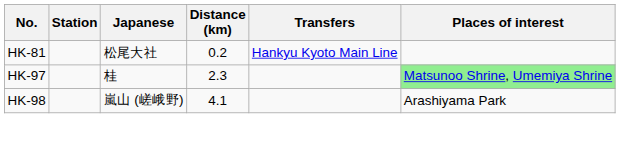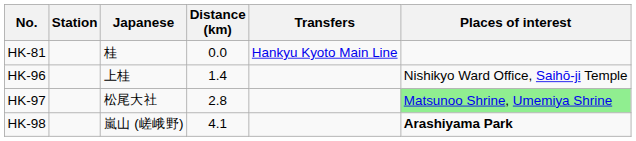(130, 52) 松尾大社 -> (110, 52) 桂
(218, 52) 0.2 -> (218, 52) 0.0
+ row: (27, 76)
(110, 76) 桂 -> (130, 100) 松尾大社
(218, 76) 2.3 -> (218, 100) 2.8
(455, 100) normal -> (458, 124) bold
